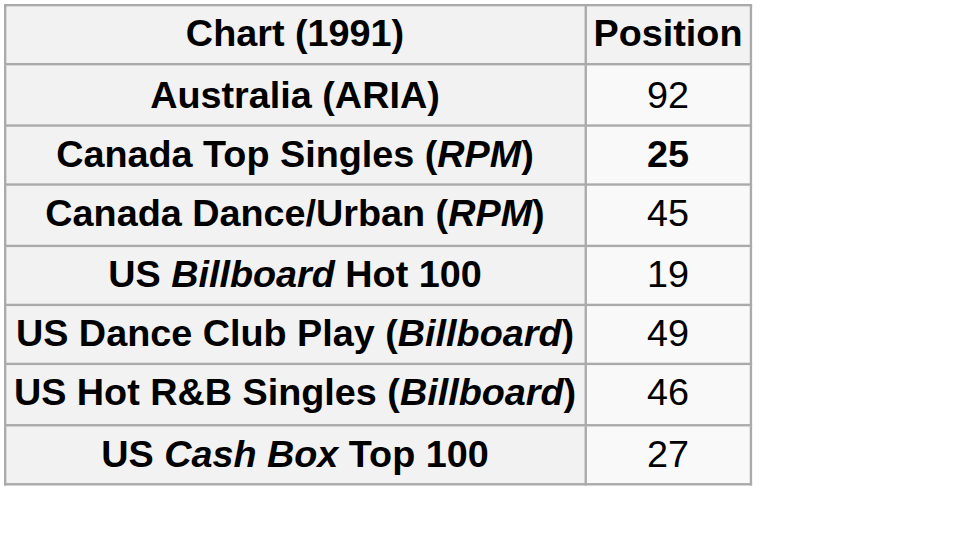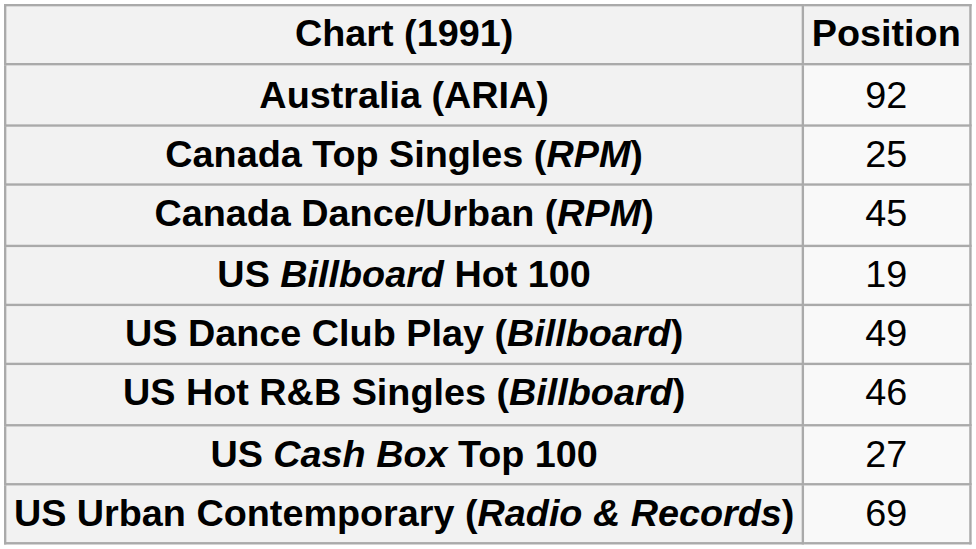(668, 154) bold -> (886, 154) normal
+ row: (404, 513)
